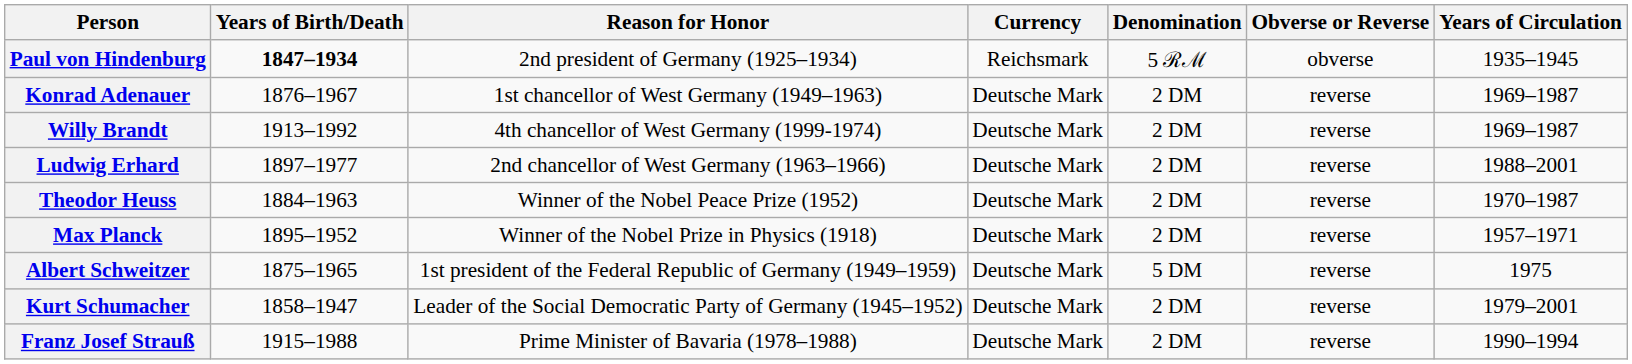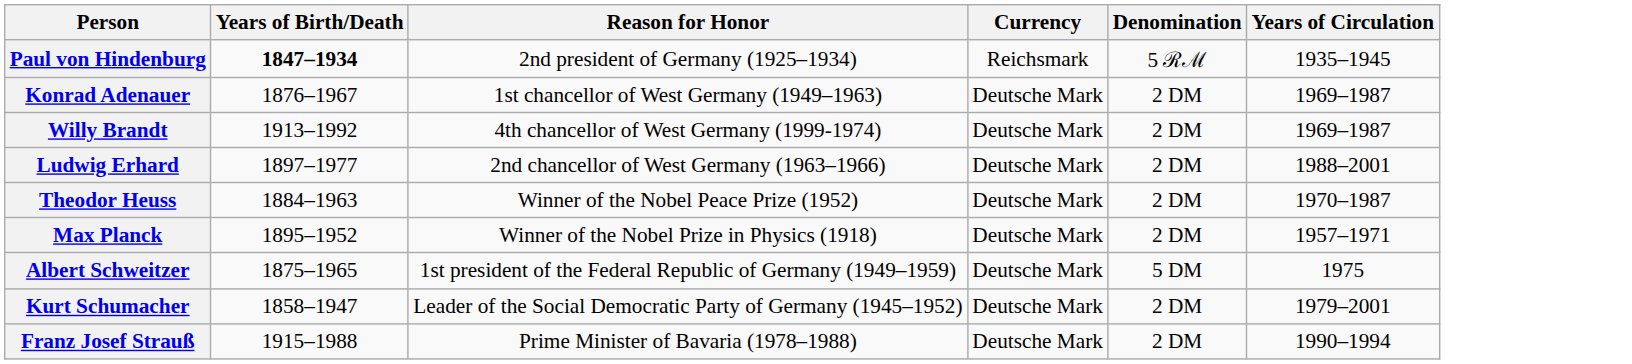- column: (1340, 22)
